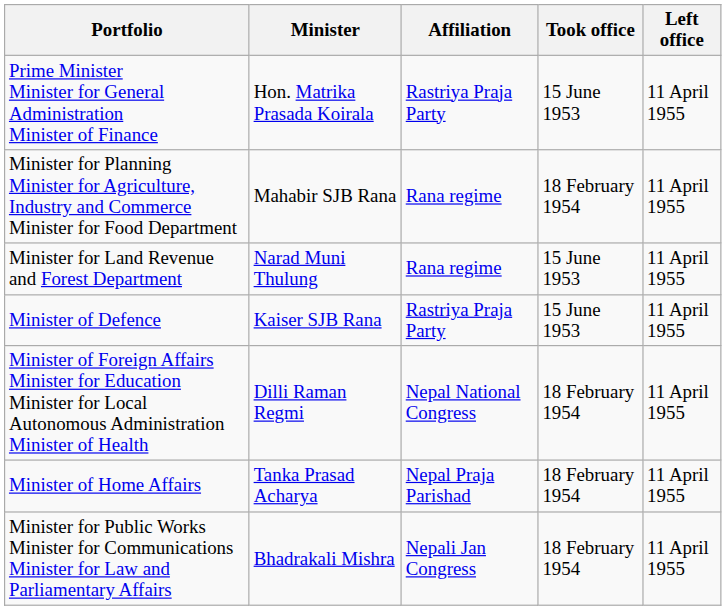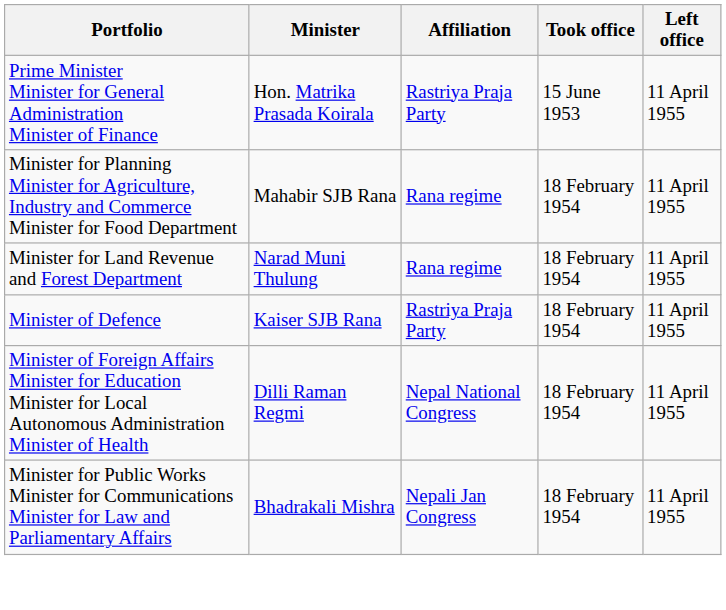(571, 268) 15 June 1953 -> (588, 268) 18 February 1954
(571, 319) 15 June 1953 -> (588, 319) 18 February 1954
- row: (105, 485)
